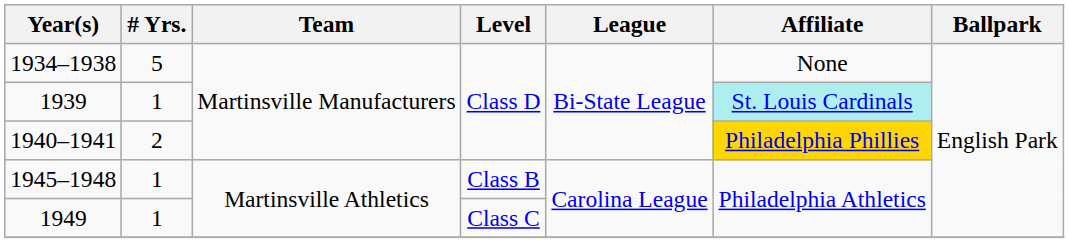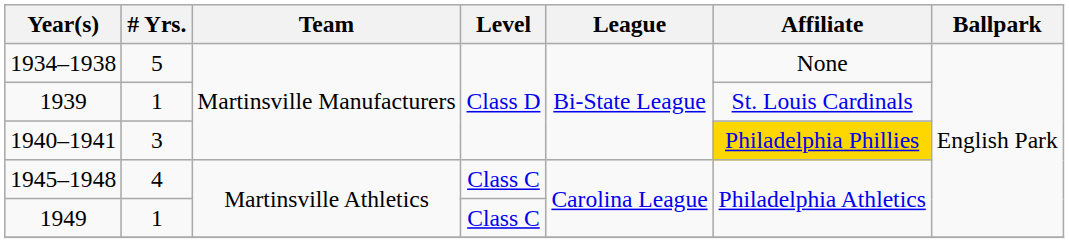(822, 101) paleturquoise background -> (822, 101) no background
(157, 140) 2 -> (157, 140) 3
(157, 179) 1 -> (157, 179) 4
(503, 179) Class B -> (503, 179) Class C
